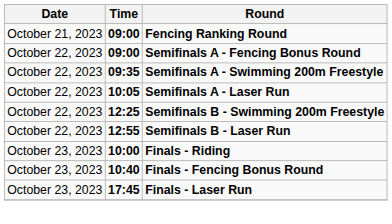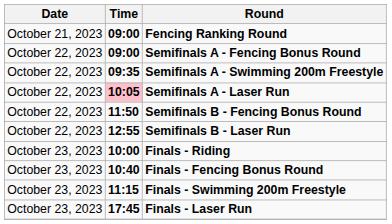(124, 92) no background -> (124, 92) pink background
+ row: (253, 111)
- row: (265, 111)
+ row: (246, 190)
